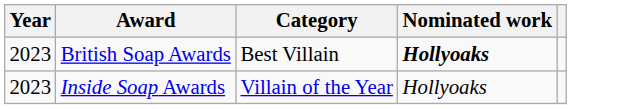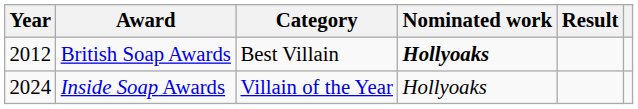+ column: (590, 20)
(30, 53) 2023 -> (30, 53) 2012
(30, 86) 2023 -> (30, 86) 2024
